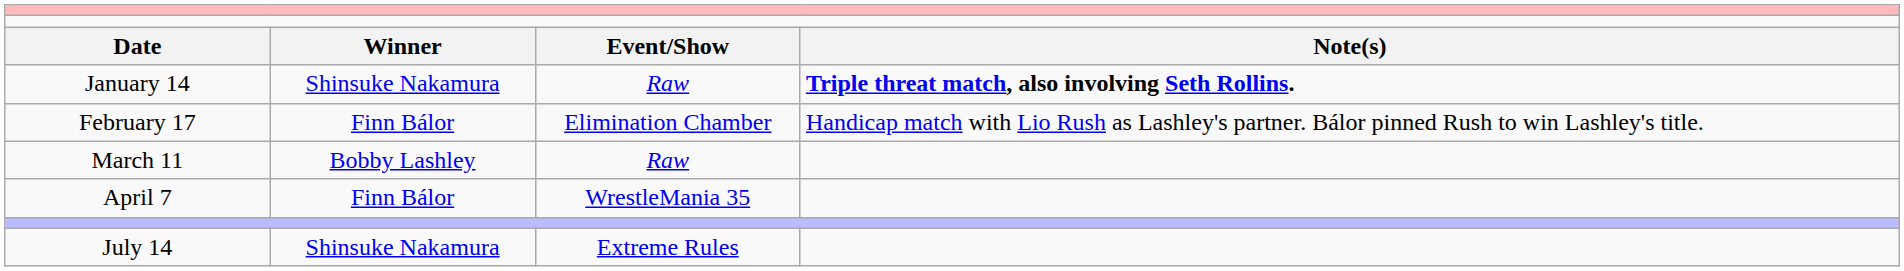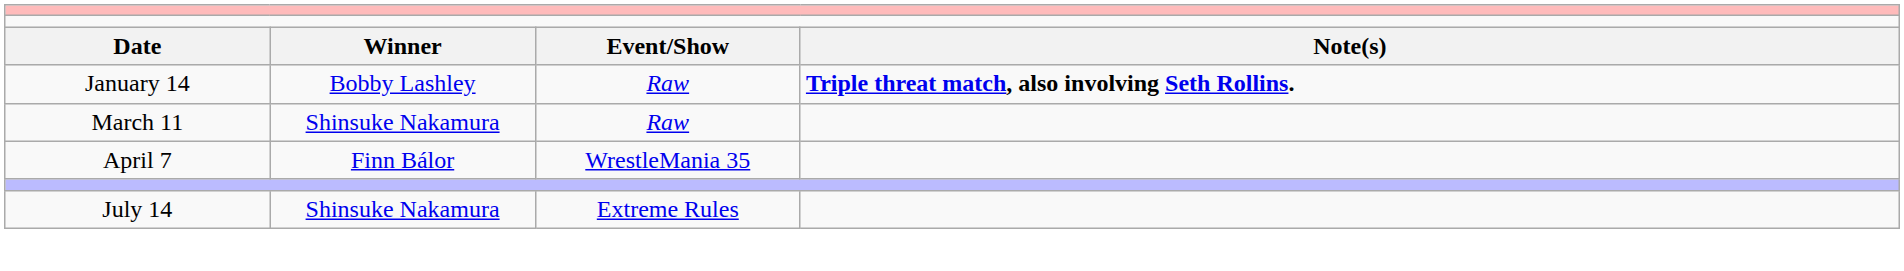(403, 83) Shinsuke Nakamura -> (403, 83) Bobby Lashley
- row: (137, 121)
(403, 159) Bobby Lashley -> (403, 121) Shinsuke Nakamura
